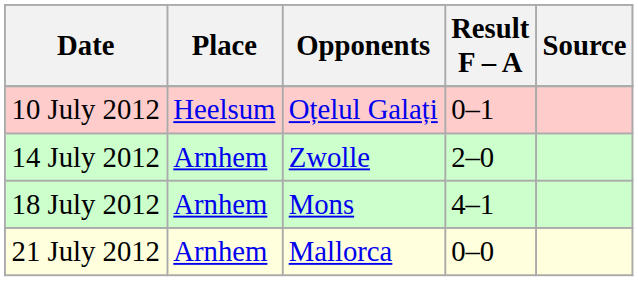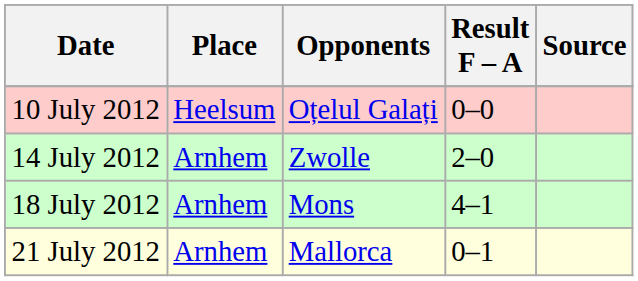(473, 109) 0–1 -> (473, 109) 0–0
(473, 251) 0–0 -> (473, 251) 0–1
